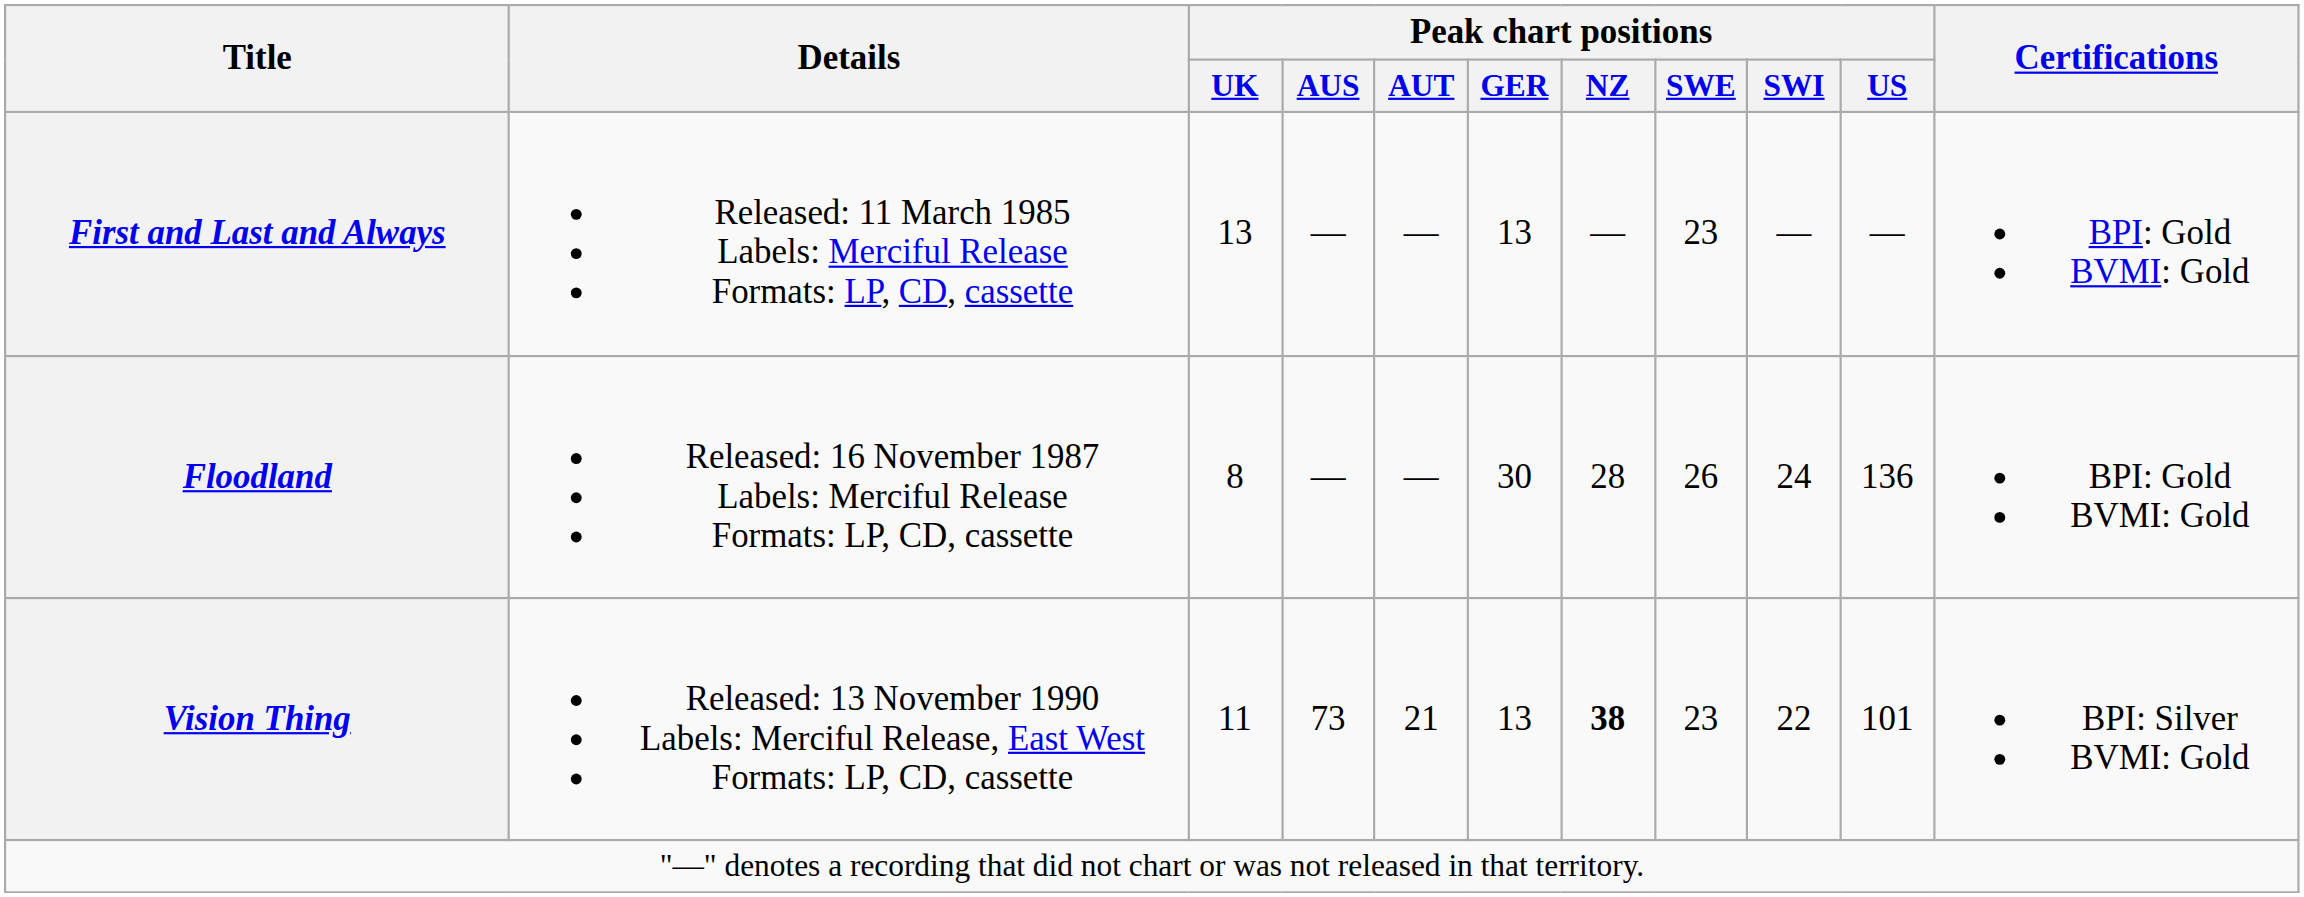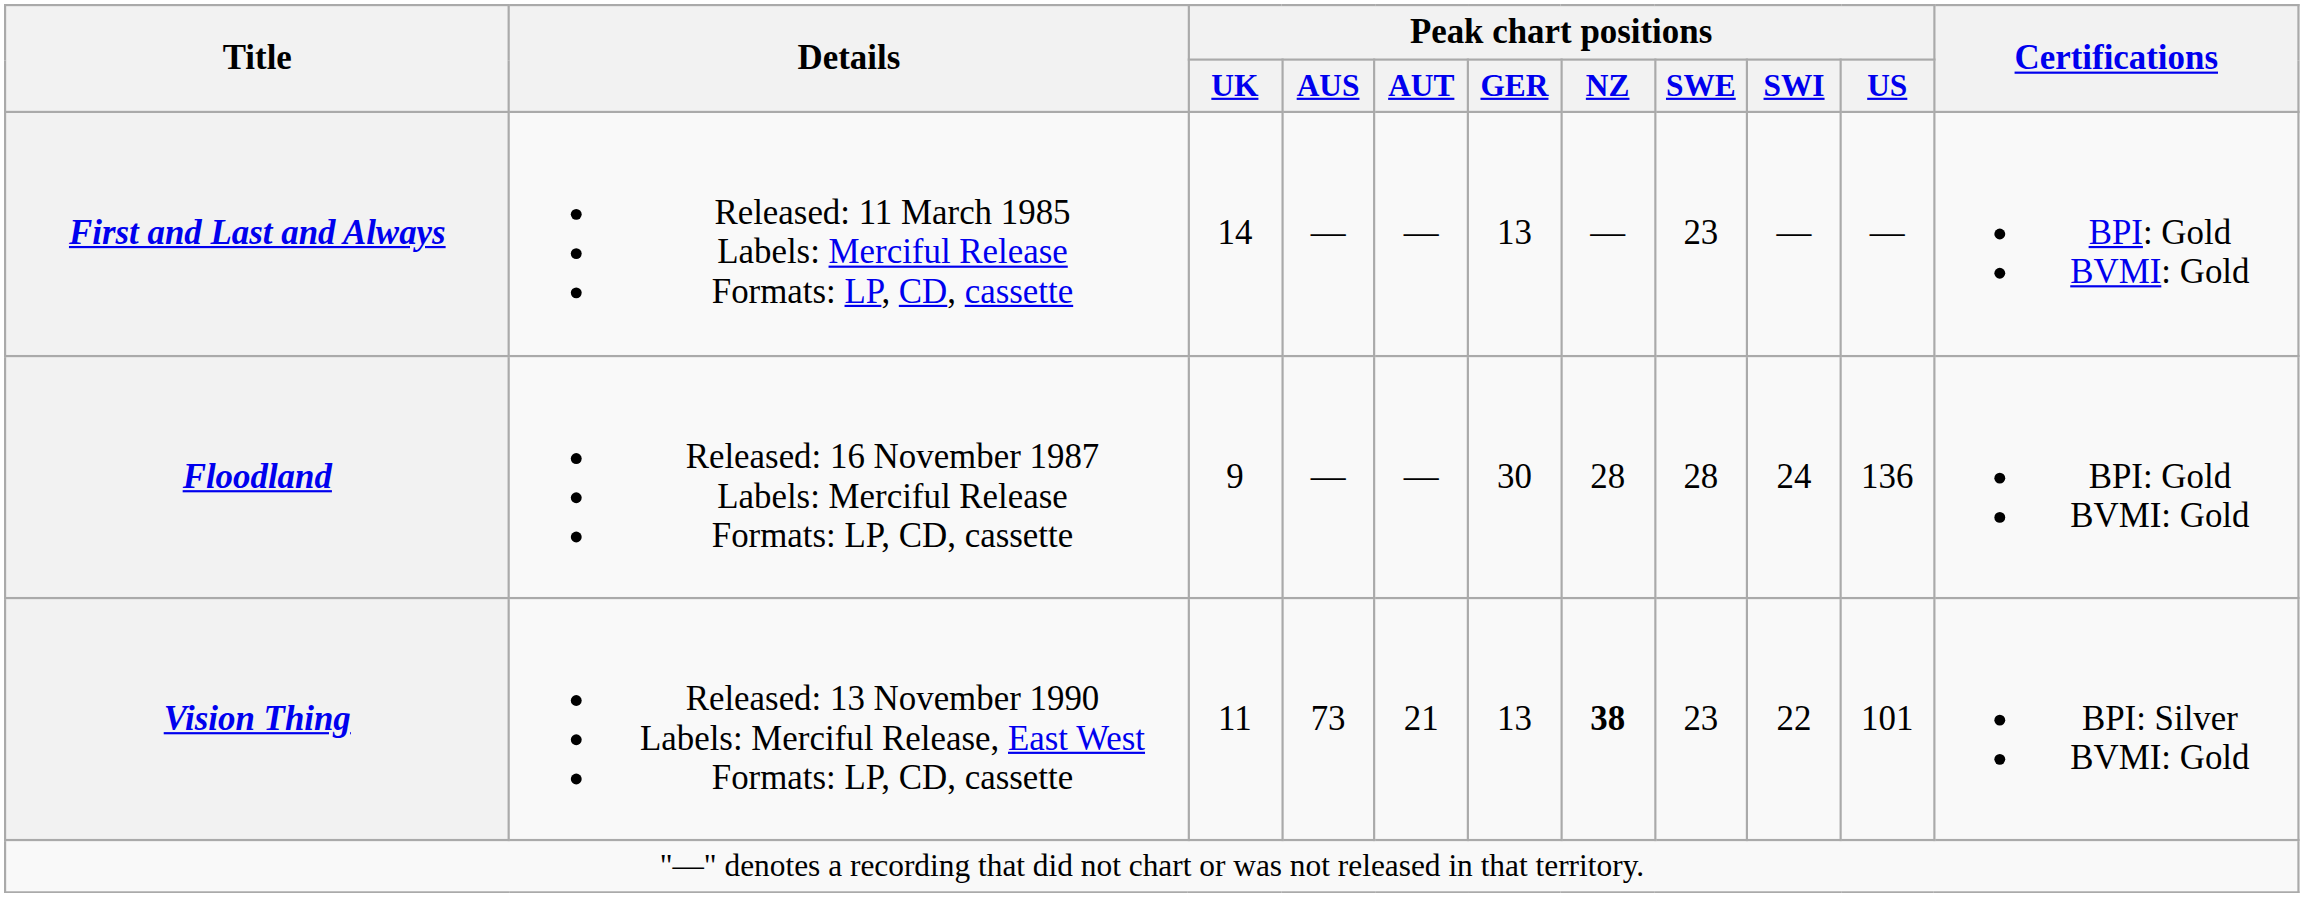(1235, 232) 13 -> (1235, 232) 14
(1235, 475) 8 -> (1235, 475) 9
(1701, 475) 26 -> (1701, 475) 28
